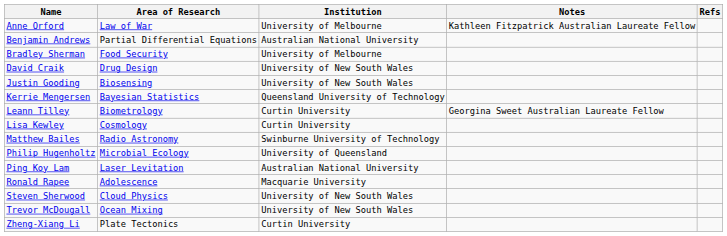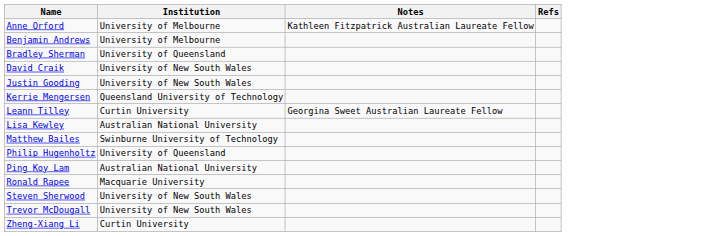- column: (178, 11)
(340, 40) Australian National University -> (160, 40) University of Melbourne
(321, 54) University of Melbourne -> (163, 54) University of Queensland
(306, 125) Curtin University -> (178, 125) Australian National University
